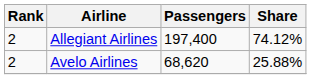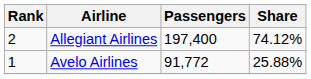(12, 62) 2 -> (12, 62) 1
(186, 62) 68,620 -> (186, 62) 91,772
